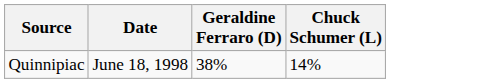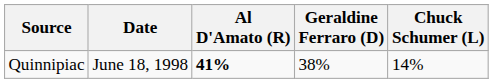+ column: (243, 27)
